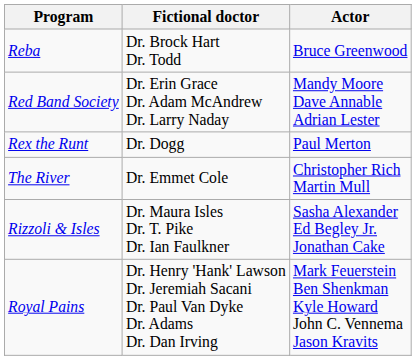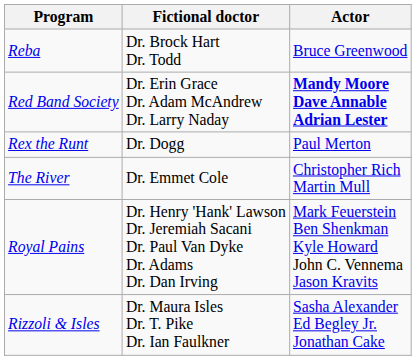(338, 101) normal -> (341, 101) bold
rows swapped: (54, 229) <-> (46, 307)
